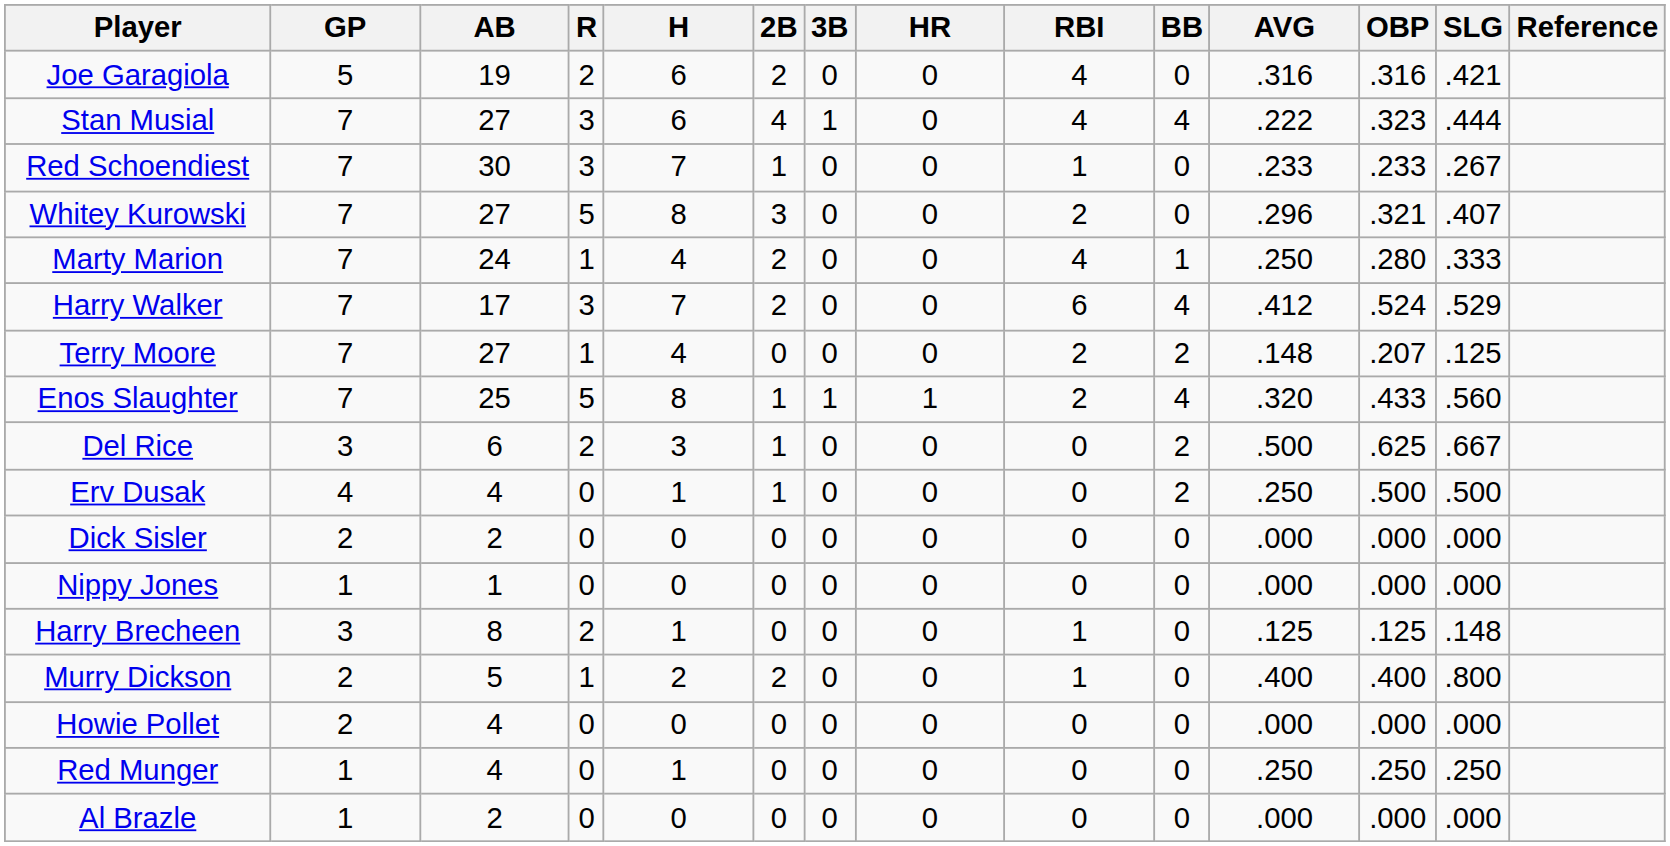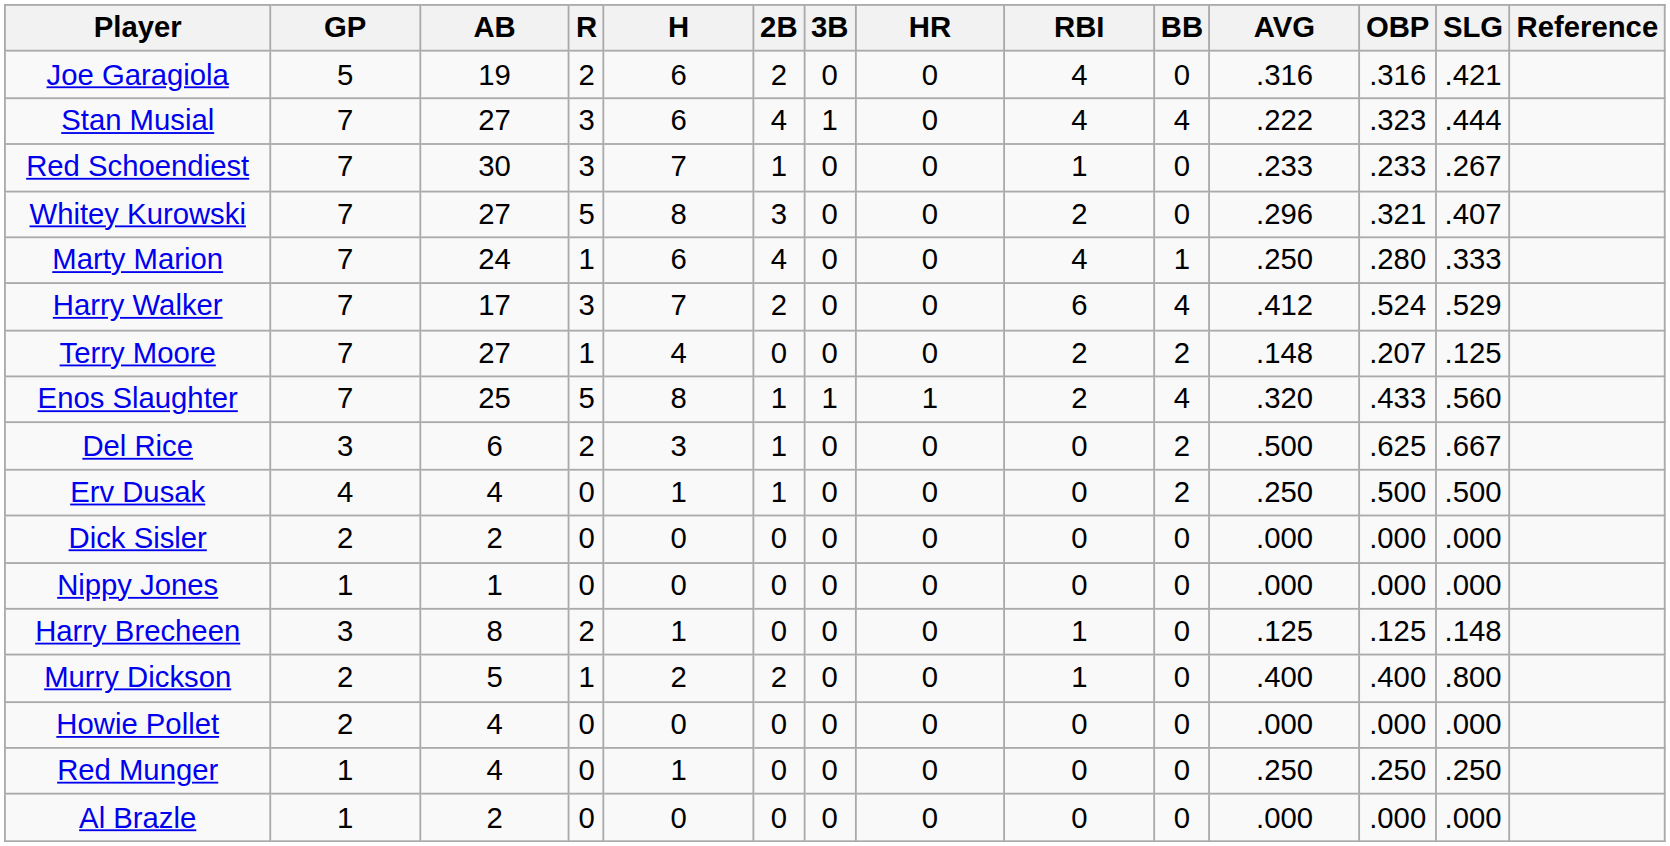(679, 259) 4 -> (679, 259) 6
(779, 259) 2 -> (779, 259) 4
